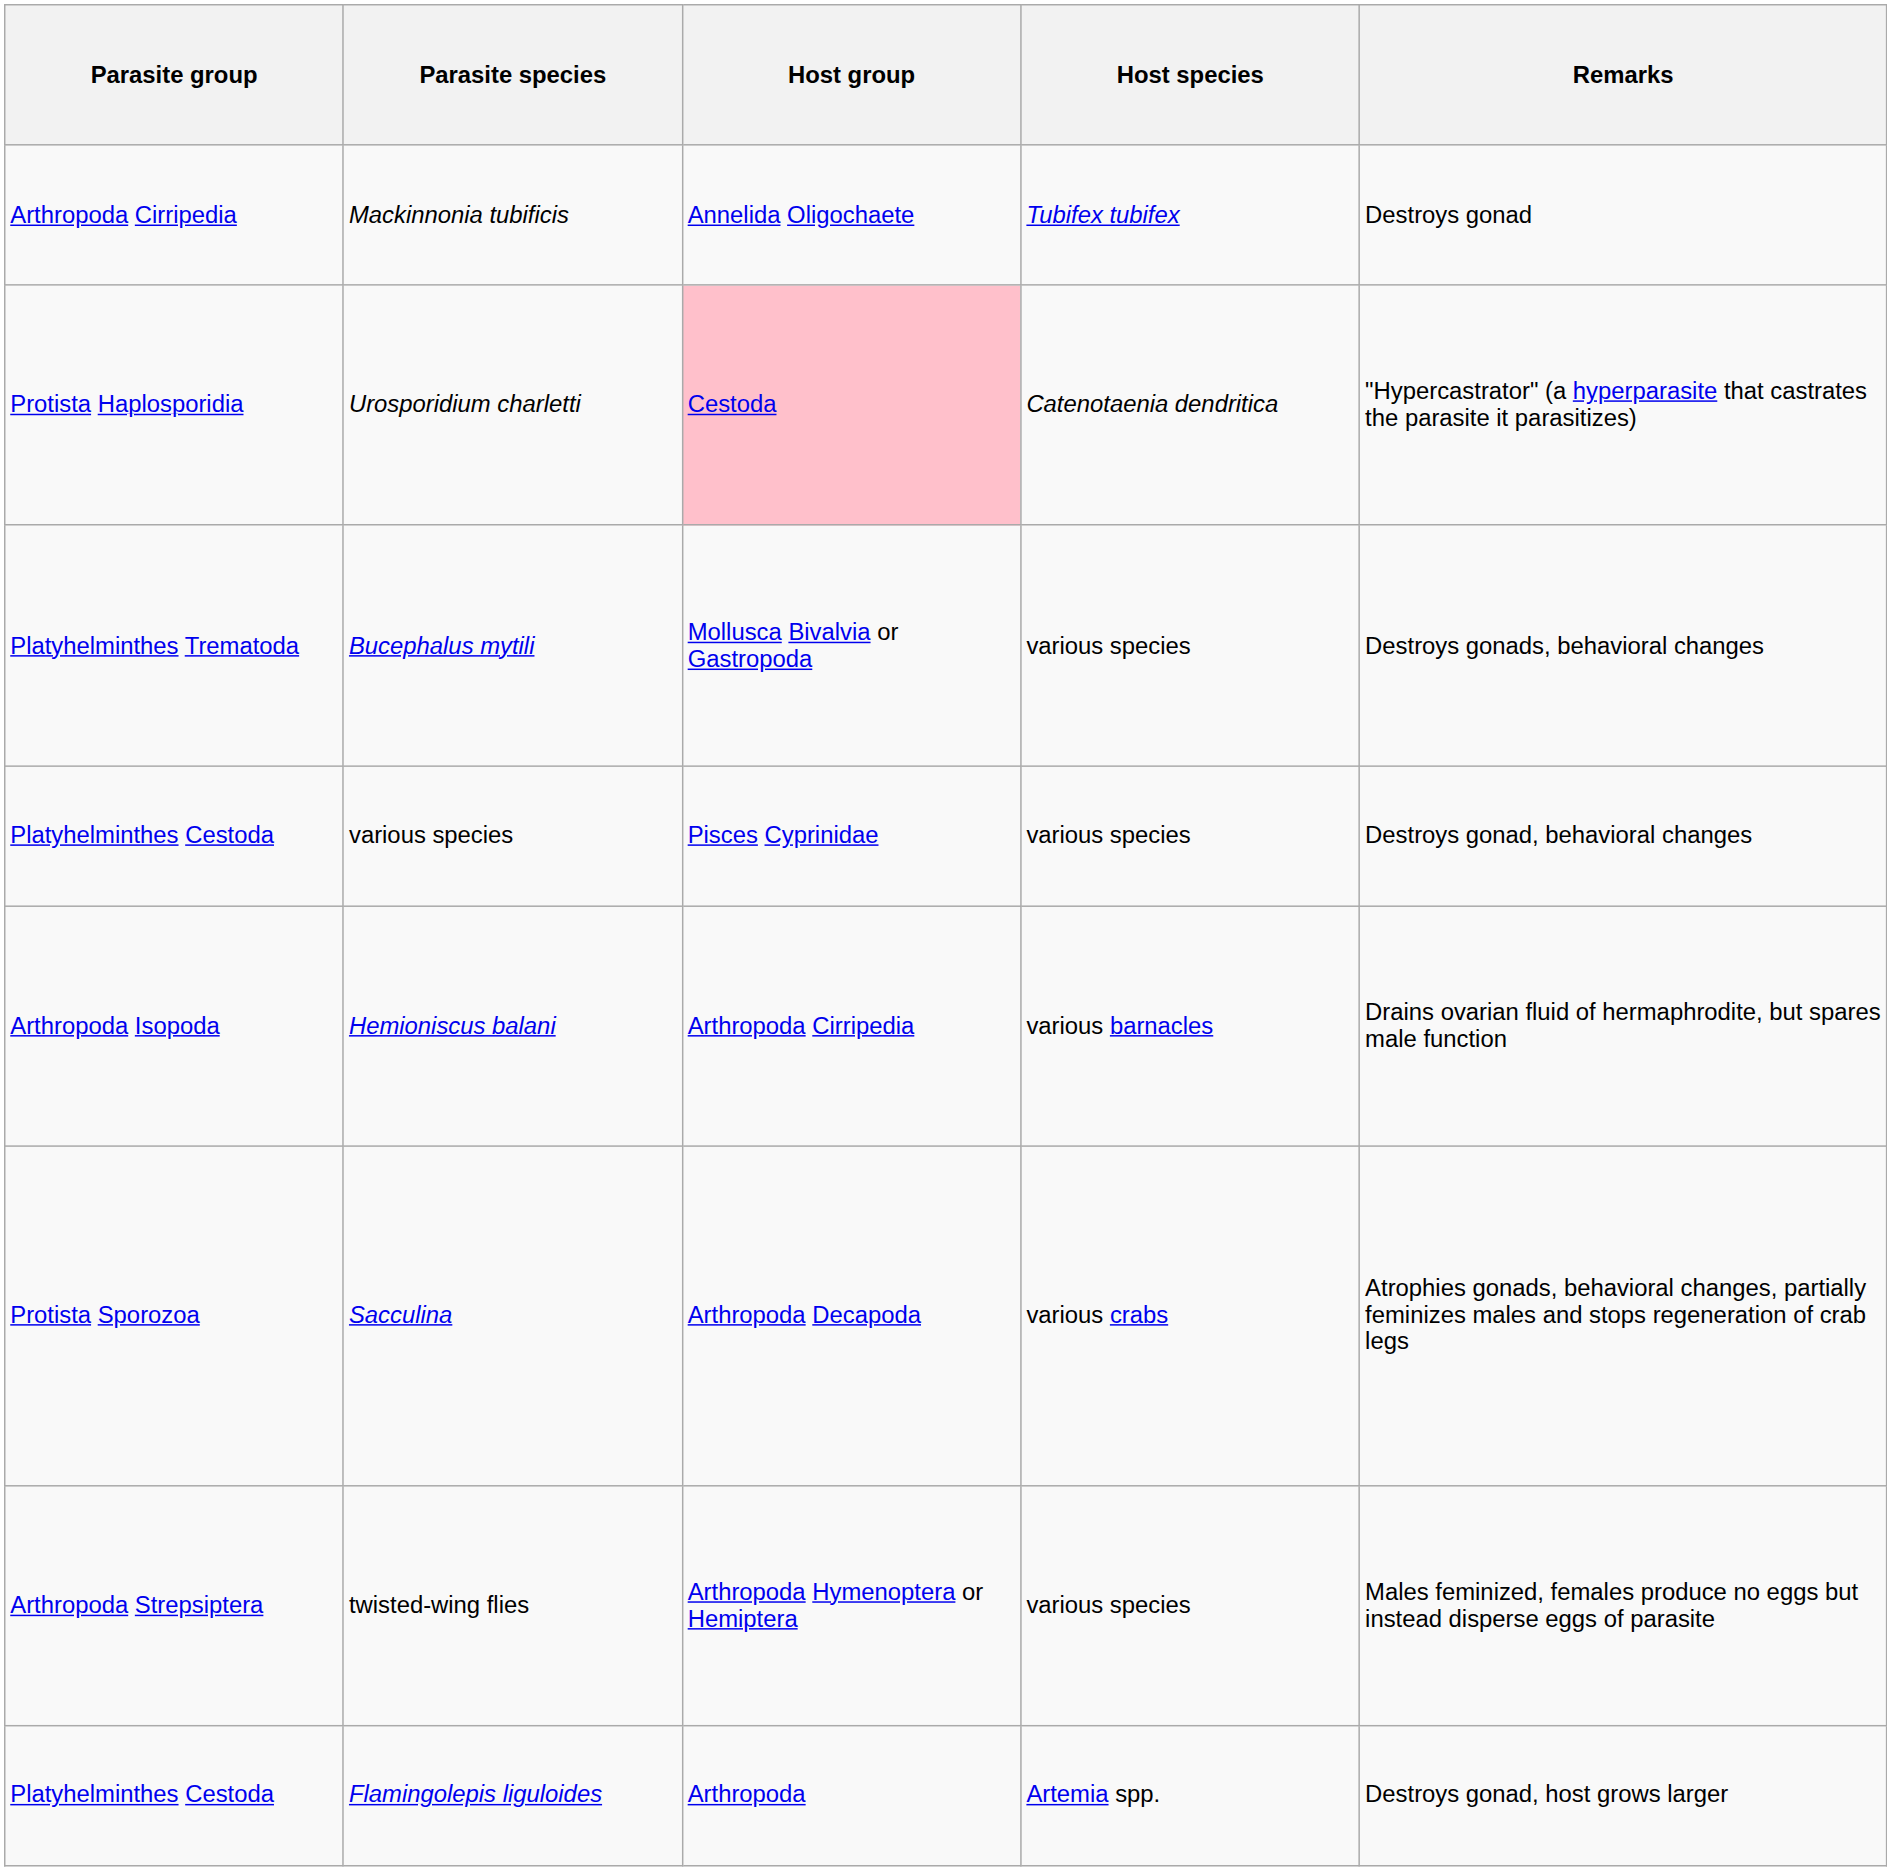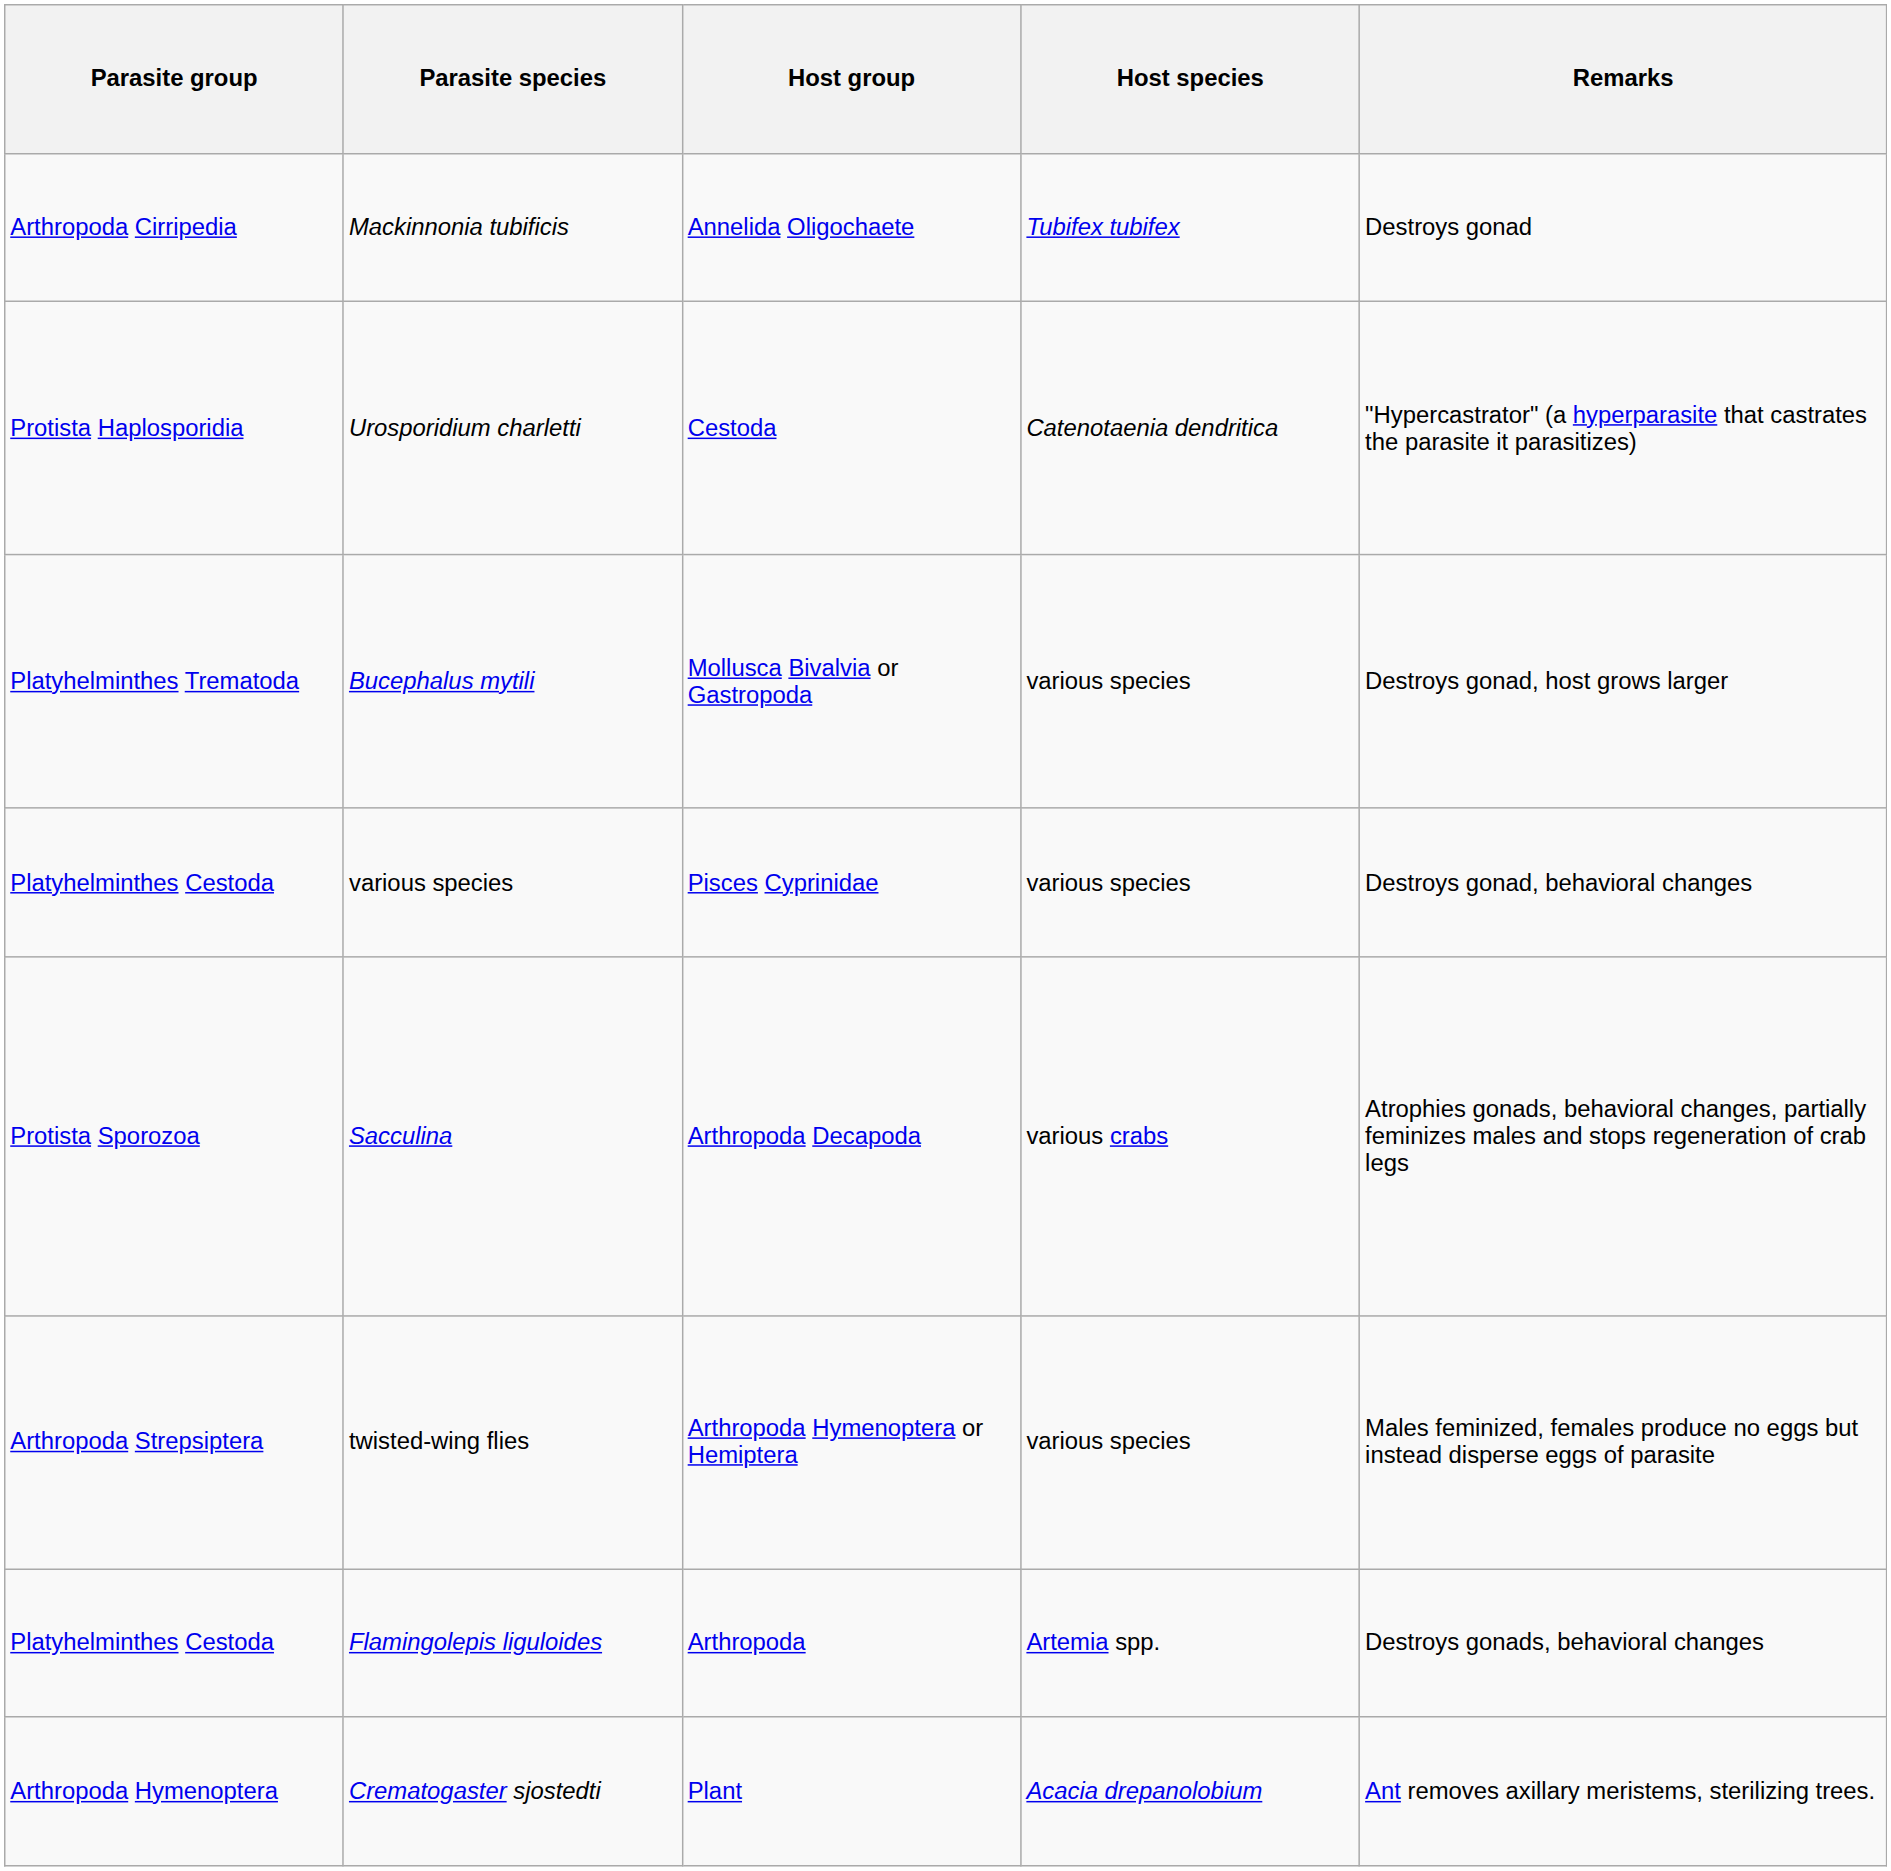(732, 405) pink background -> (732, 427) no background
(1565, 645) Destroys gonads, behavioral changes -> (1547, 681) Destroys gonad, host grows larger
- row: (452, 1025)
(1547, 1795) Destroys gonad, host grows larger -> (1565, 1642) Destroys gonads, behavioral changes
+ row: (475, 1791)
